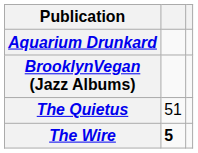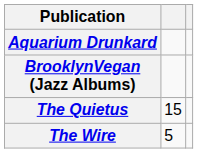(173, 110) 51 -> (173, 110) 15
(169, 135) bold -> (169, 135) normal
